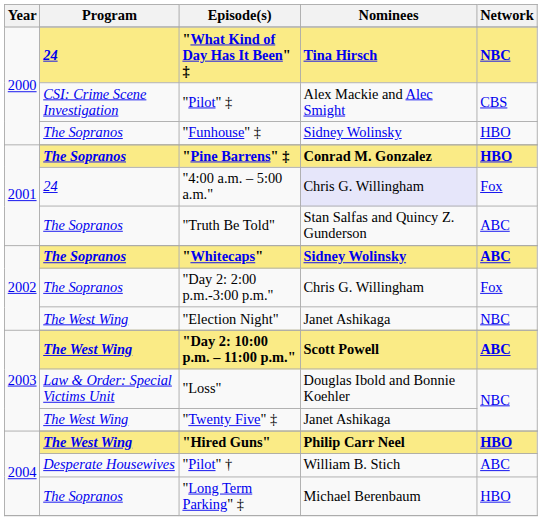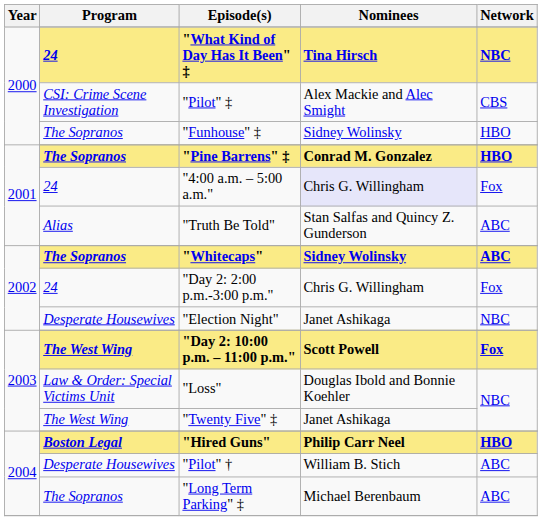(83, 225) The Sopranos -> (58, 225) Alias
(83, 287) The Sopranos -> (50, 287) 24
(86, 318) The West Wing -> (109, 318) Desperate Housewives
(495, 349) ABC -> (492, 349) Fox
(88, 442) The West Wing -> (83, 442) Boston Legal
(495, 496) HBO -> (495, 496) ABC
